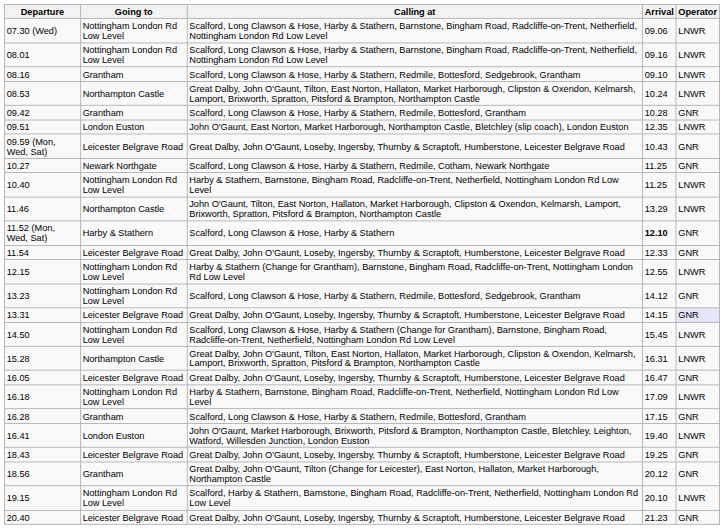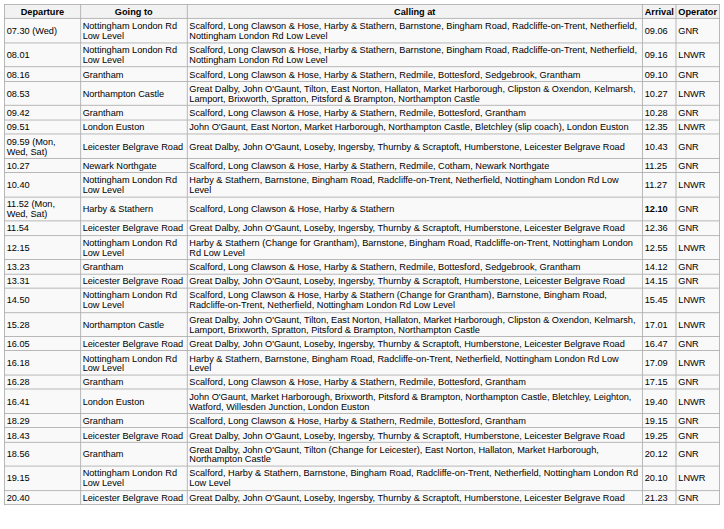(692, 31) LNWR -> (688, 31) GNR
(692, 74) LNWR -> (688, 74) GNR
(656, 94) 10.24 -> (656, 94) 10.27
(656, 185) 11.25 -> (656, 185) 11.27
- row: (18, 209)
(656, 253) 12.33 -> (656, 228) 12.36
(130, 296) Nottingham London Rd Low Level -> (103, 267) Grantham
(688, 315) lavender background -> (688, 281) no background
(656, 359) 16.31 -> (656, 325) 17.01
+ row: (18, 421)
